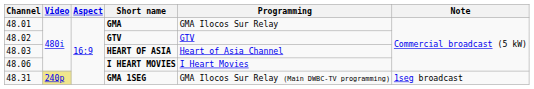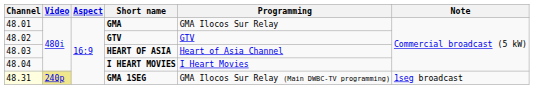(19, 64) 48.06 -> (19, 64) 48.04
(19, 78) no background -> (19, 78) lightyellow background
